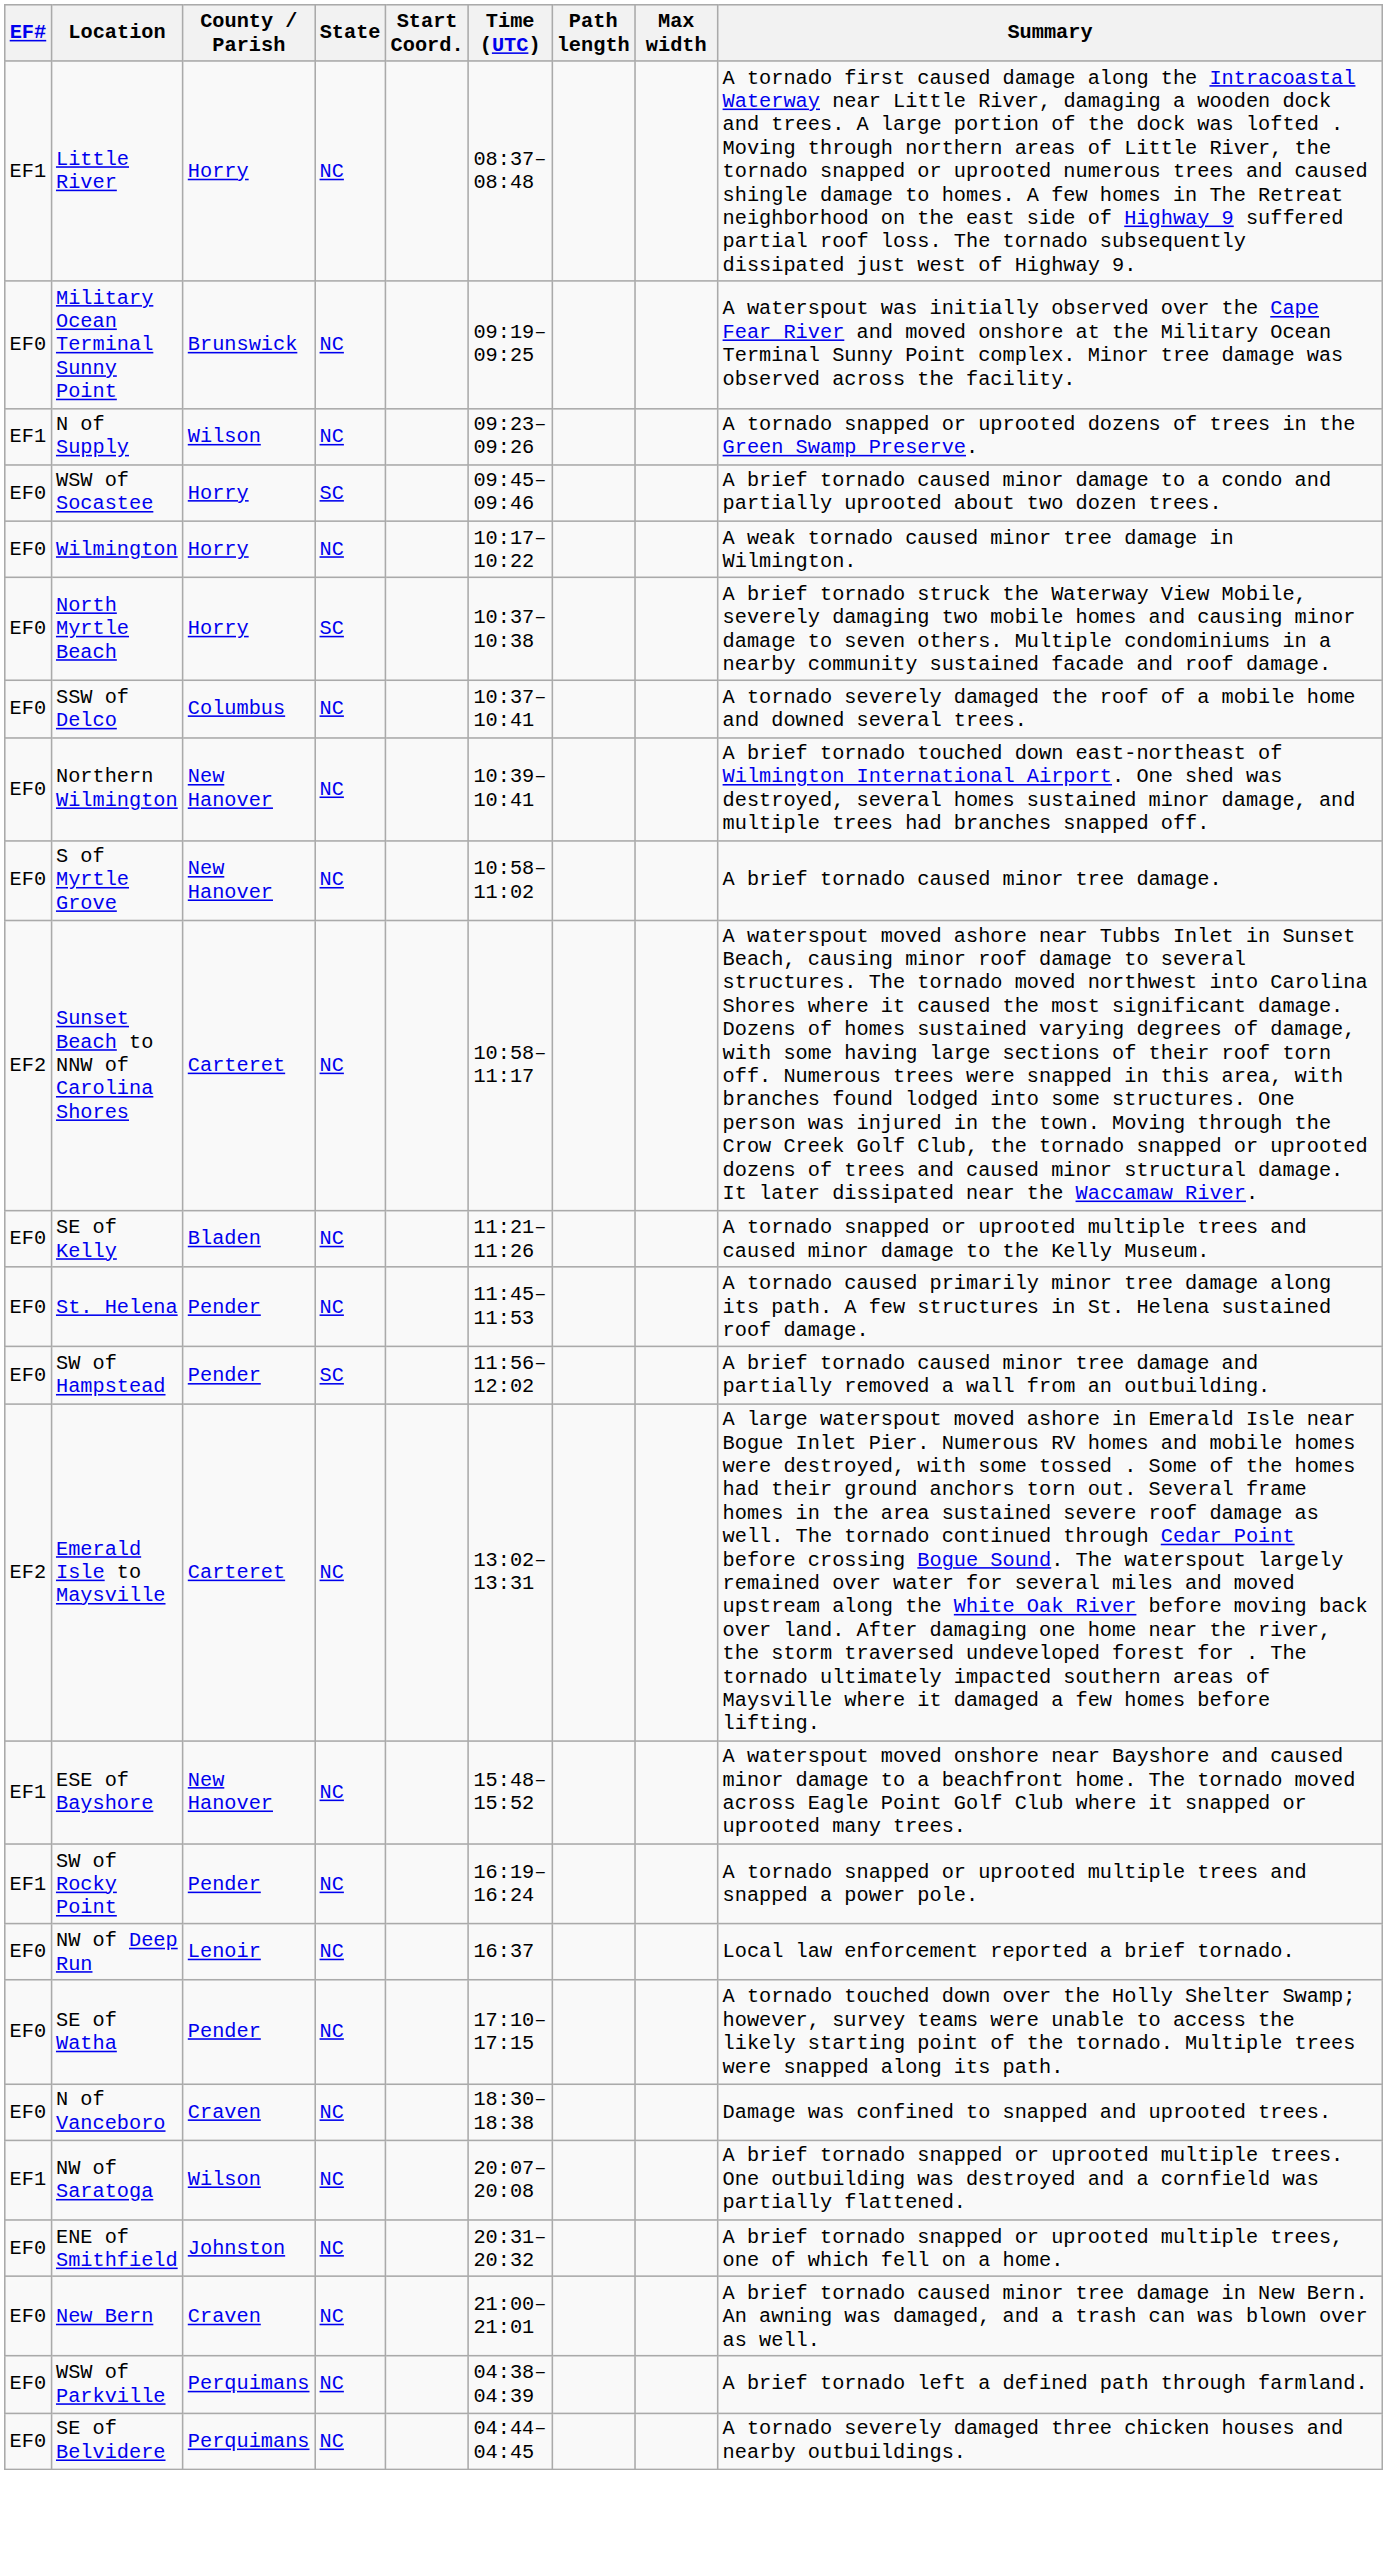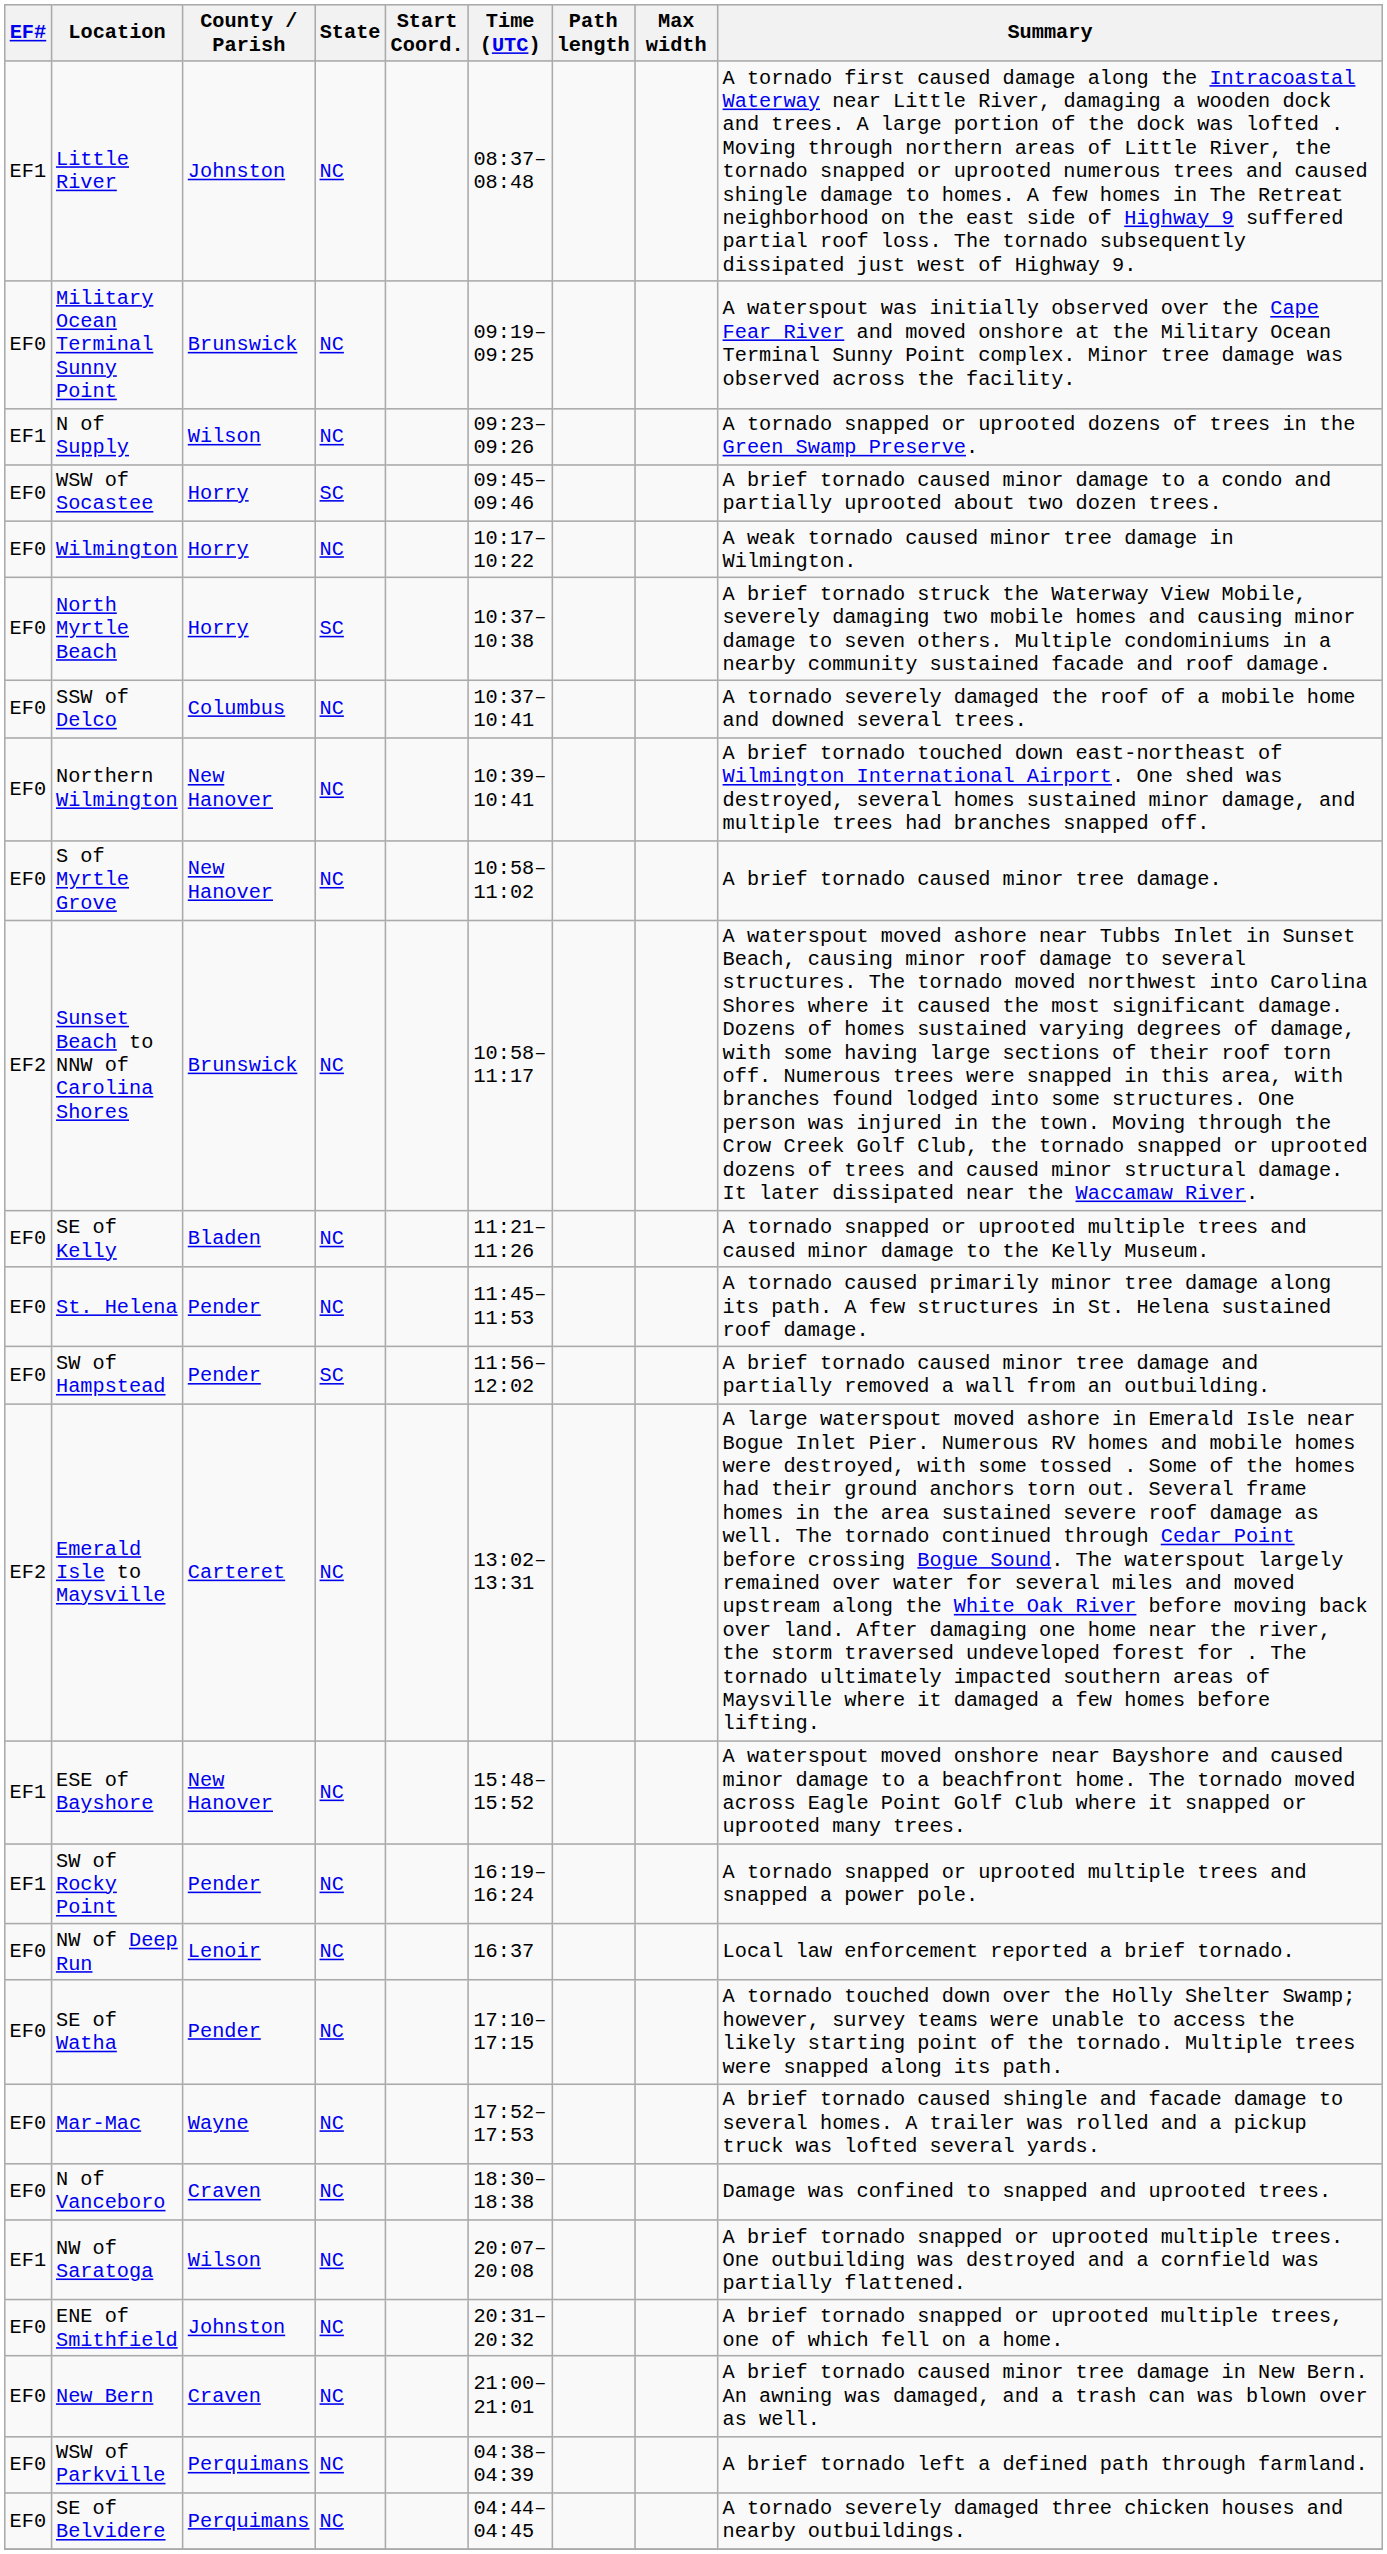(218, 171) Horry -> (236, 171) Johnston
(236, 1066) Carteret -> (243, 1066) Brunswick
+ row: (99, 2124)
